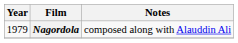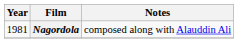(17, 29) 1979 -> (17, 29) 1981
